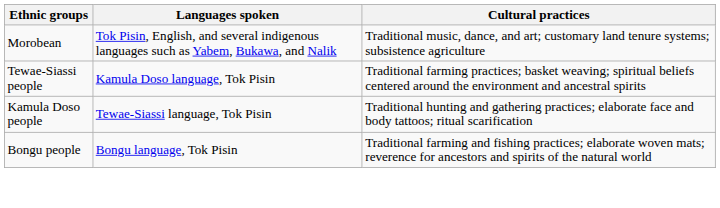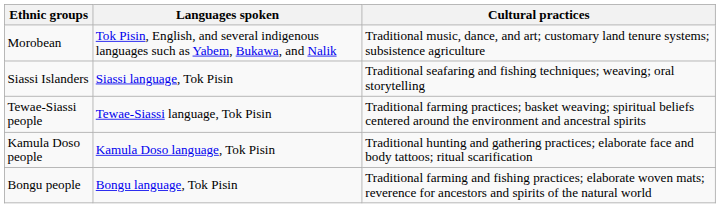+ row: (48, 78)
(185, 78) Kamula Doso language, Tok Pisin -> (184, 114) Tewae-Siassi language, Tok Pisin
(184, 114) Tewae-Siassi language, Tok Pisin -> (185, 149) Kamula Doso language, Tok Pisin
